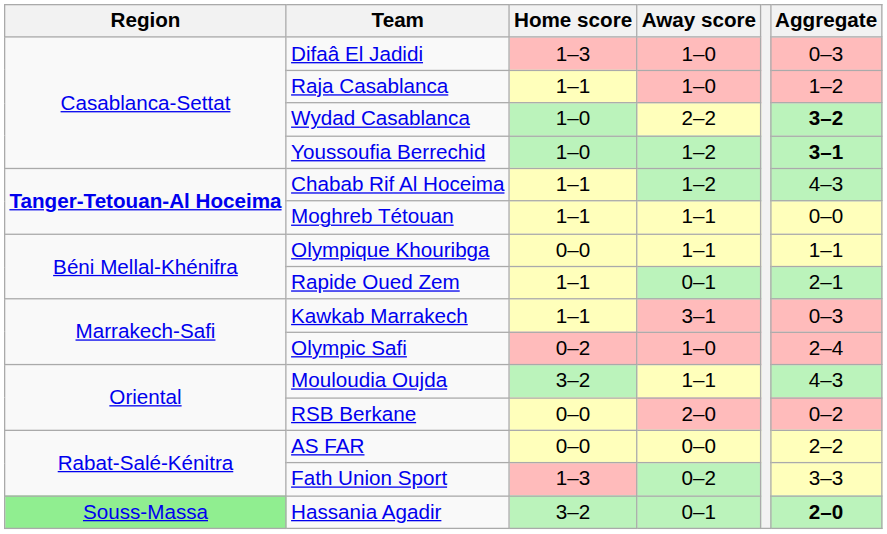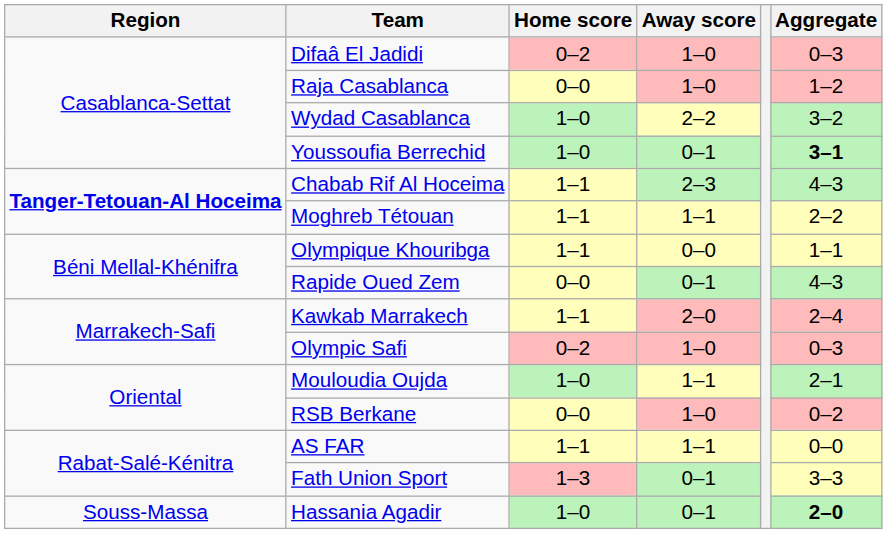(573, 53) 1–3 -> (573, 53) 0–2
(573, 86) 1–1 -> (573, 86) 0–0
(826, 119) bold -> (826, 119) normal
(699, 151) 1–2 -> (699, 151) 0–1
(699, 184) 1–2 -> (699, 184) 2–3
(826, 217) 0–0 -> (826, 217) 2–2
(573, 250) 0–0 -> (573, 250) 1–1
(699, 250) 1–1 -> (699, 250) 0–0
(573, 282) 1–1 -> (573, 282) 0–0
(826, 282) 2–1 -> (826, 282) 4–3
(699, 315) 3–1 -> (699, 315) 2–0
(826, 315) 0–3 -> (826, 315) 2–4
(826, 348) 2–4 -> (826, 348) 0–3
(573, 380) 3–2 -> (573, 380) 1–0
(826, 380) 4–3 -> (826, 380) 2–1
(699, 413) 2–0 -> (699, 413) 1–0
(573, 446) 0–0 -> (573, 446) 1–1
(699, 446) 0–0 -> (699, 446) 1–1
(826, 446) 2–2 -> (826, 446) 0–0
(699, 479) 0–2 -> (699, 479) 0–1
(145, 511) lightgreen background -> (145, 511) no background
(573, 511) 3–2 -> (573, 511) 1–0
